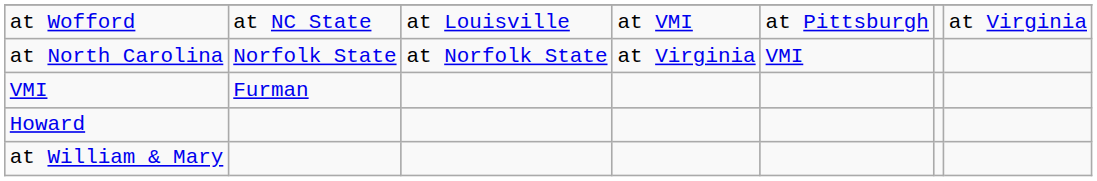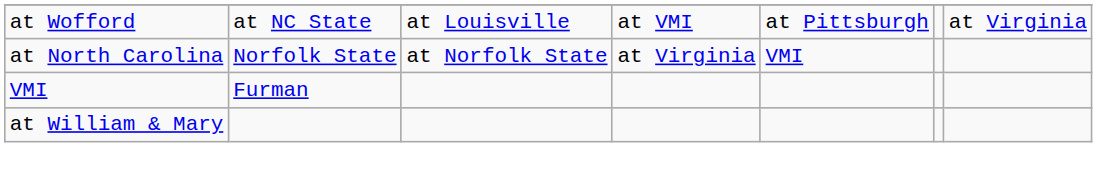- row: (47, 124)
